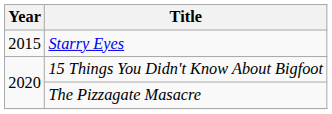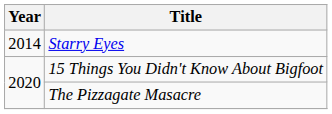(25, 43) 2015 -> (25, 43) 2014
